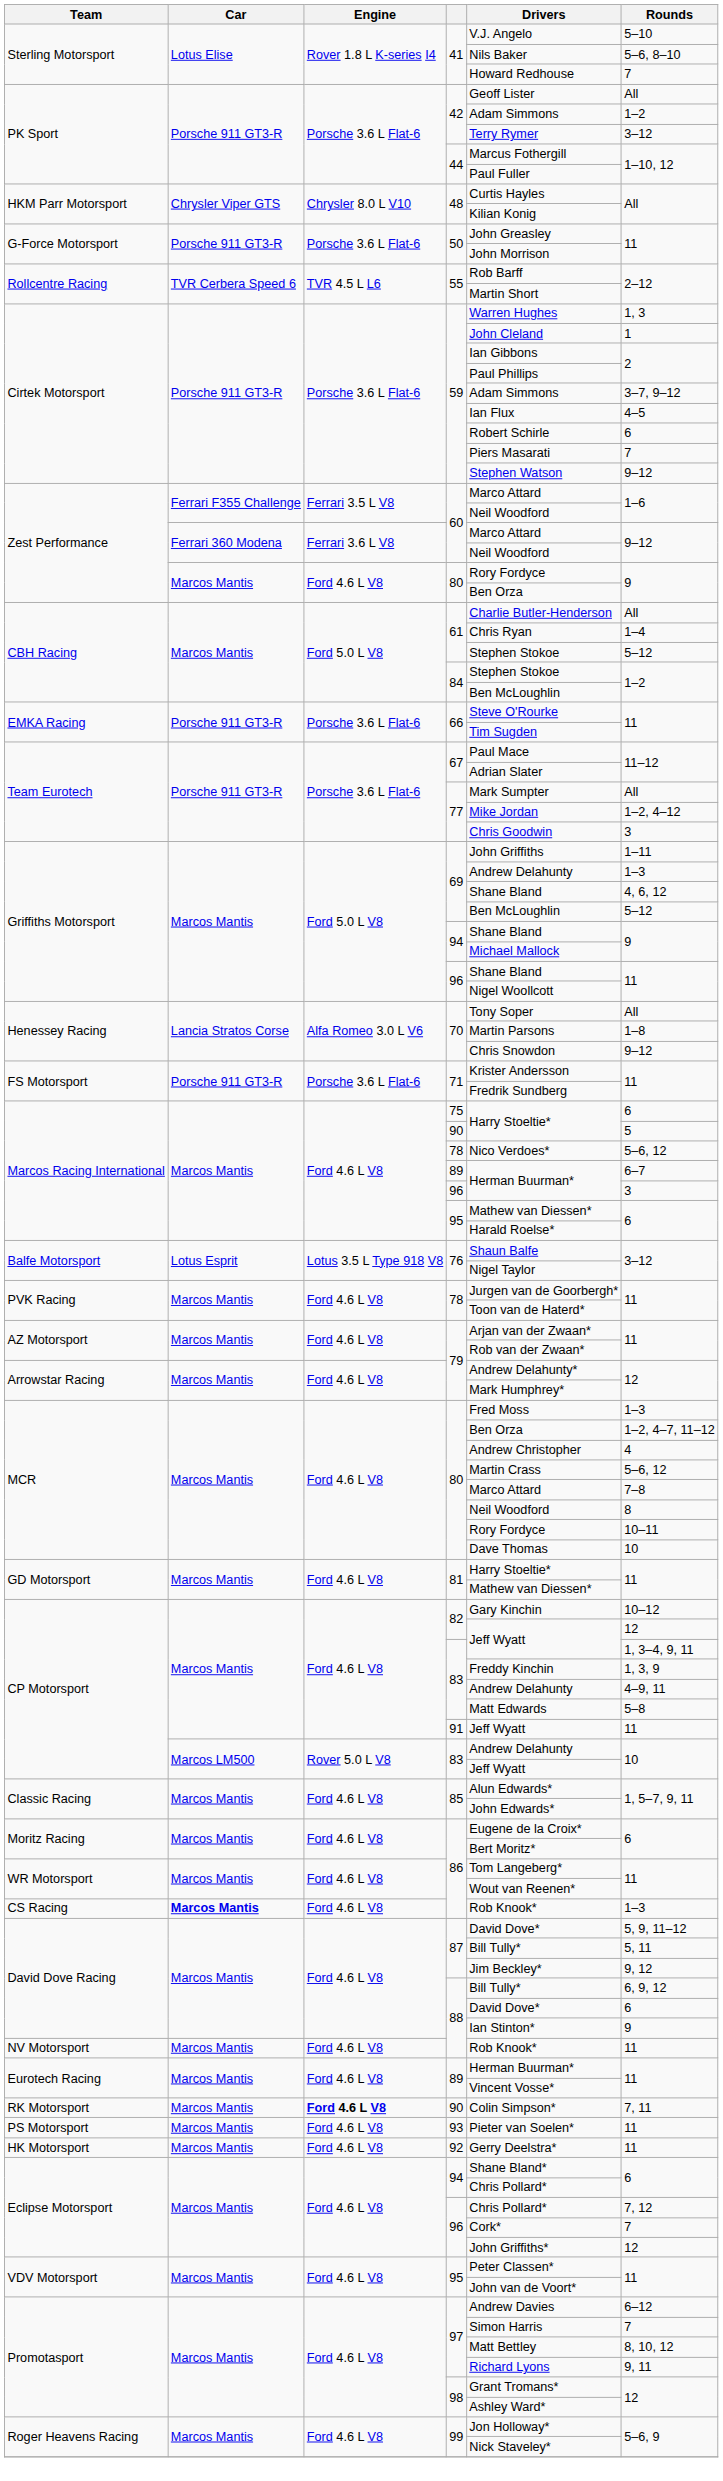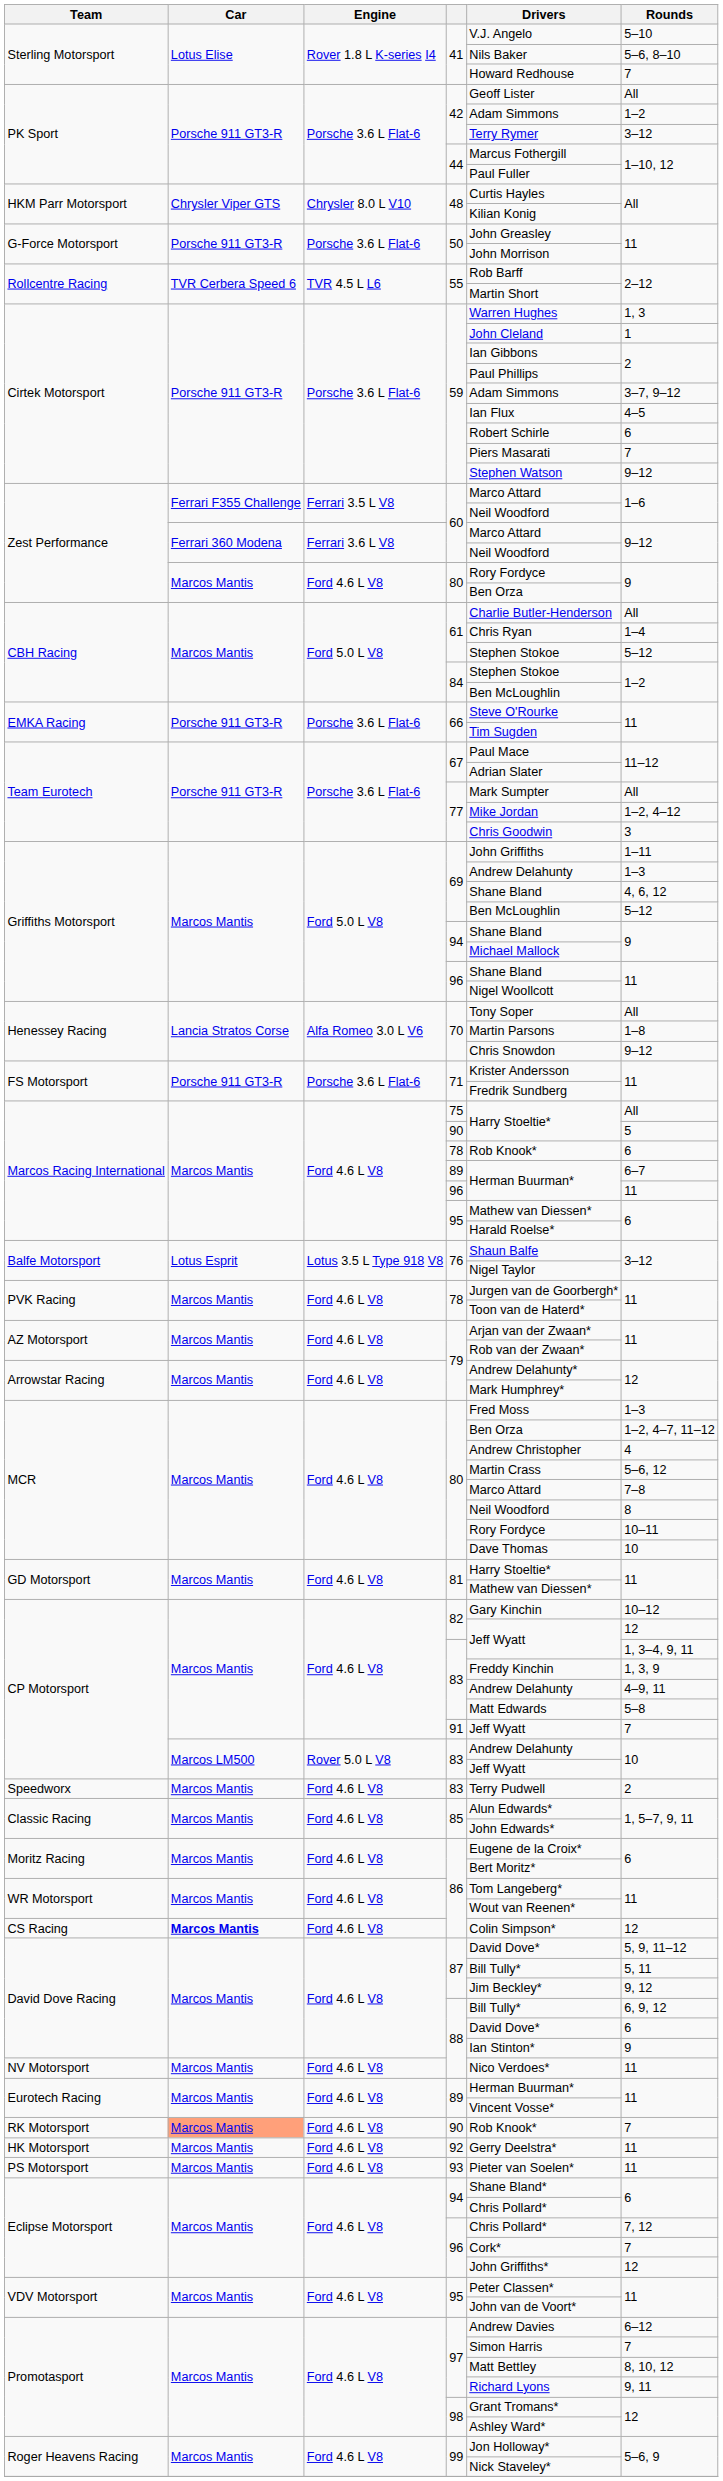(628, 1111) 6 -> (631, 1111) All
(509, 1150) Nico Verdoes* -> (503, 1150) Rob Knook*
(645, 1150) 5–6, 12 -> (628, 1150) 6
(628, 1190) 3 -> (631, 1190) 11
(631, 1729) 11 -> (628, 1729) 7
+ row: (39, 1788)
(503, 1908) Rob Knook* -> (513, 1928) Colin Simpson*
(635, 1908) 1–3 -> (631, 1928) 12
(503, 2048) Rob Knook* -> (509, 2068) Nico Verdoes*
(212, 2107) no background -> (212, 2127) lightsalmon background
(346, 2107) bold -> (345, 2127) normal
(513, 2107) Colin Simpson* -> (503, 2127) Rob Knook*
(638, 2107) 7, 11 -> (628, 2127) 7
rows swapped: (48, 2147) <-> (48, 2127)
